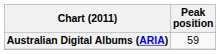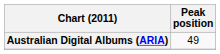(193, 40) 59 -> (193, 40) 49
